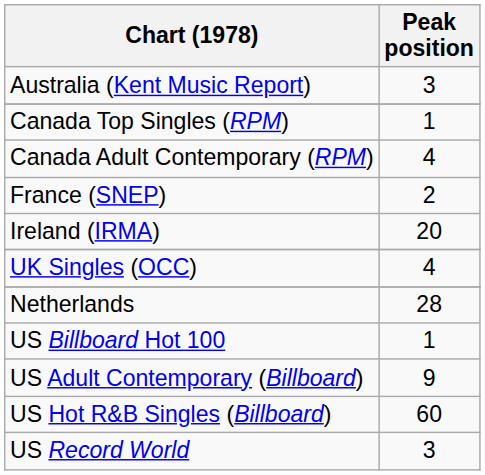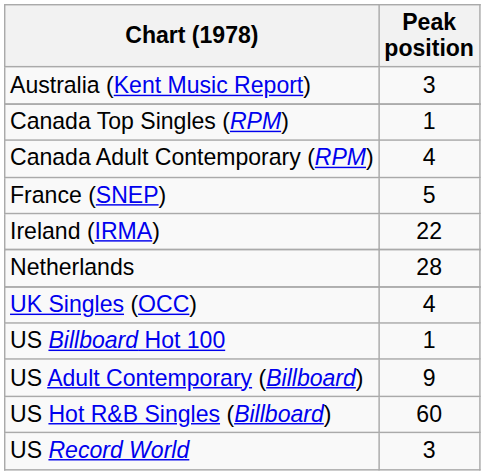(429, 194) 2 -> (429, 194) 5
(429, 231) 20 -> (429, 231) 22
rows swapped: (72, 304) <-> (104, 267)
